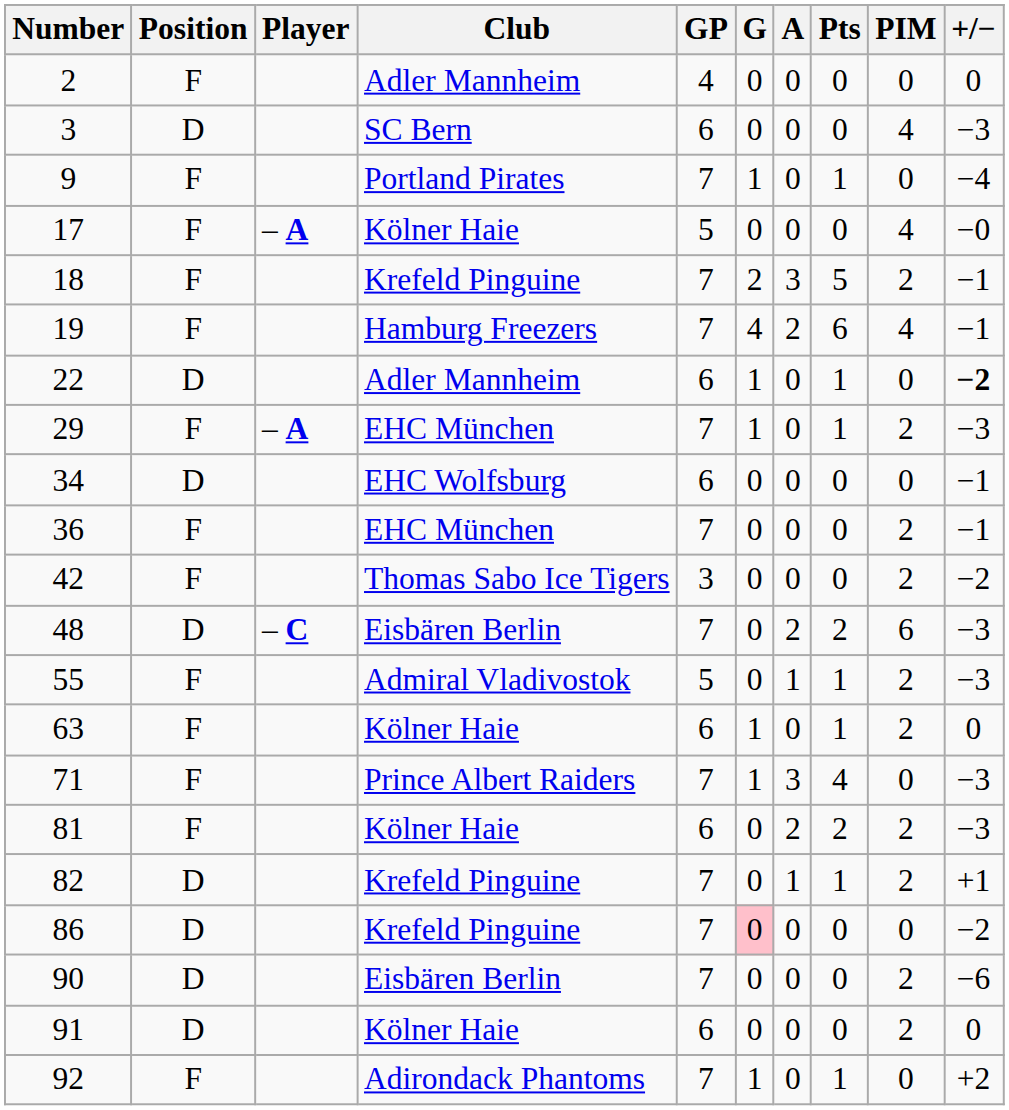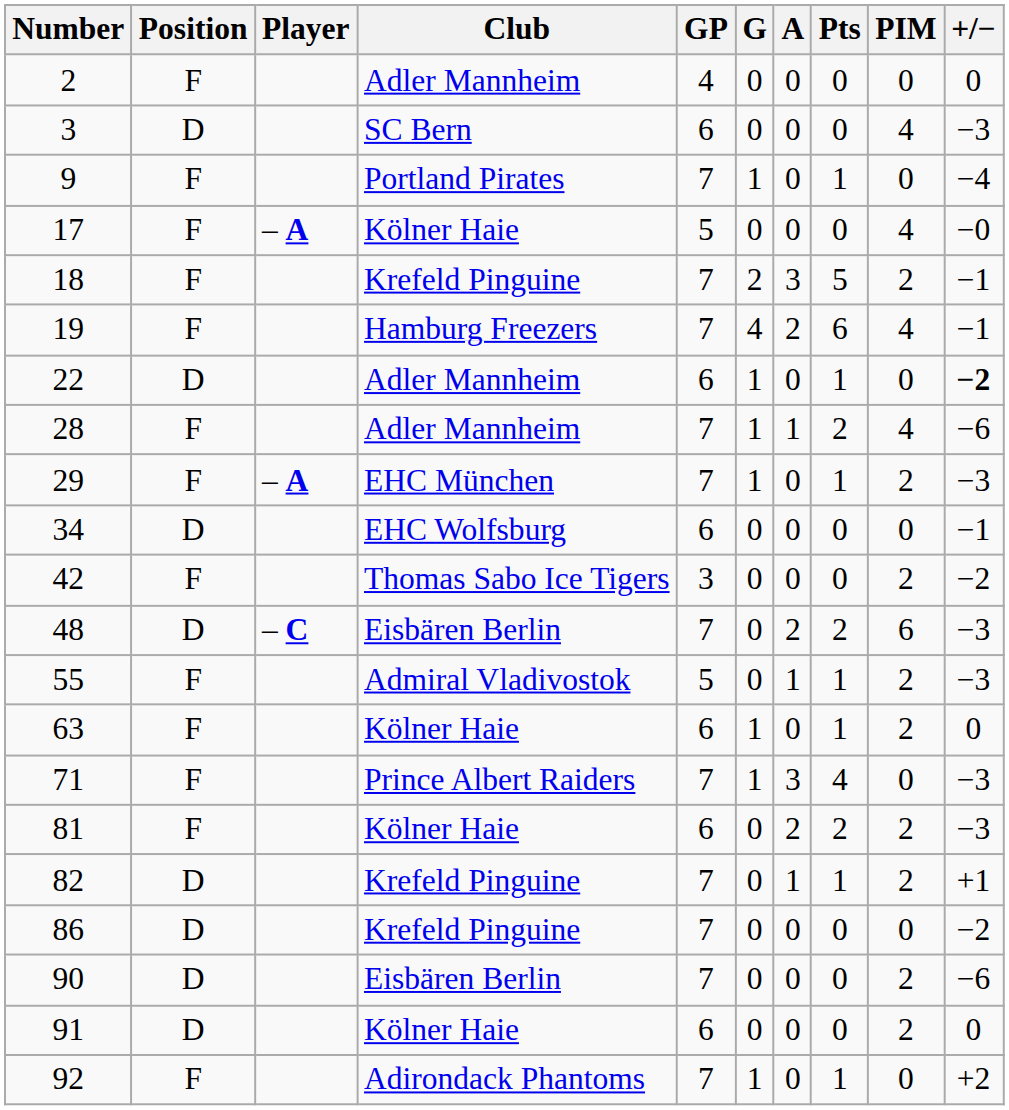+ row: (68, 429)
- row: (68, 529)
(755, 929) pink background -> (755, 929) no background
